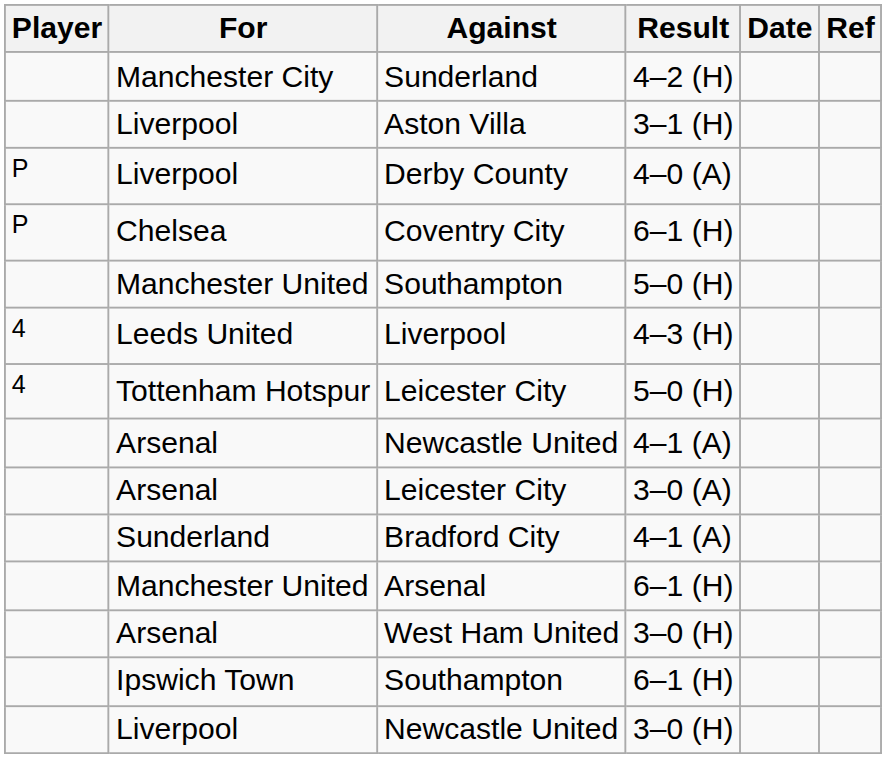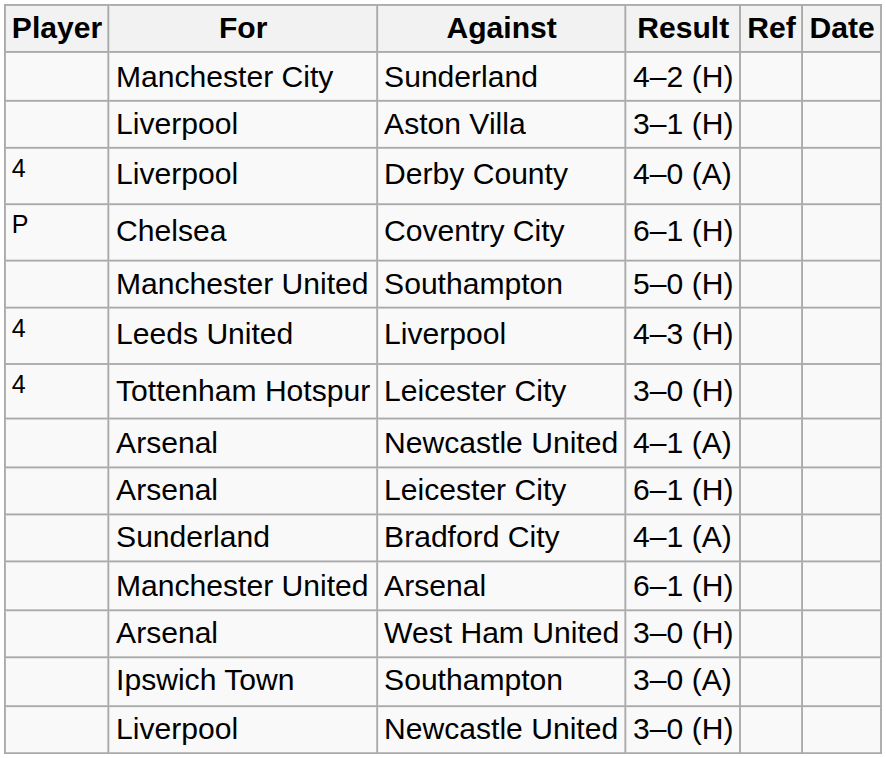columns swapped: (780, 28) <-> (851, 28)
(20, 169) P -> (19, 169) 4
(683, 390) 5–0 (H) -> (683, 390) 3–0 (H)
(682, 490) 3–0 (A) -> (683, 490) 6–1 (H)
(683, 681) 6–1 (H) -> (682, 681) 3–0 (A)
